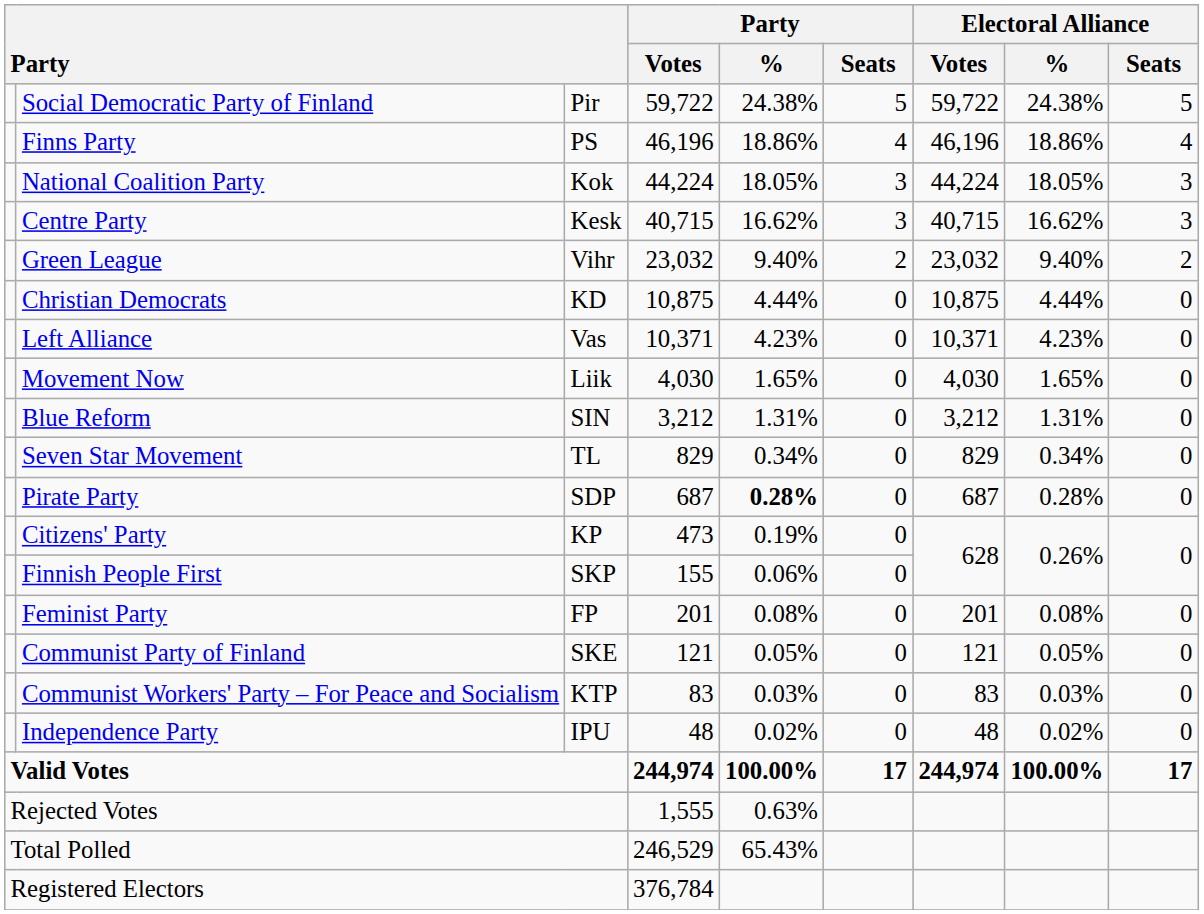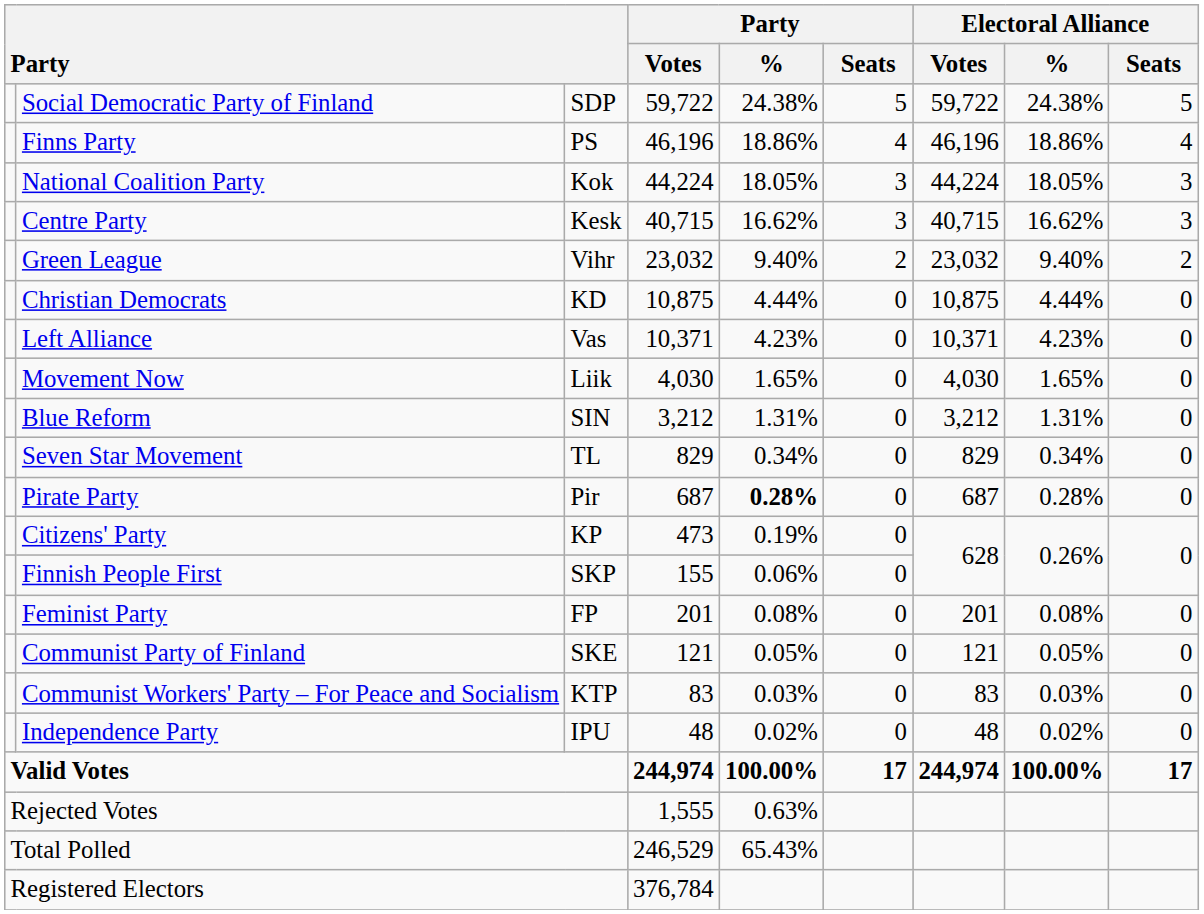(585, 102) Pir -> (593, 102) SDP
(593, 496) SDP -> (585, 496) Pir
